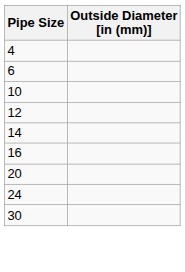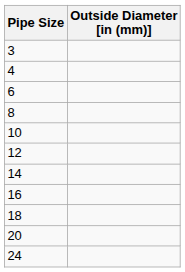+ row: (11, 50)
+ row: (11, 112)
+ row: (15, 215)
- row: (15, 215)
